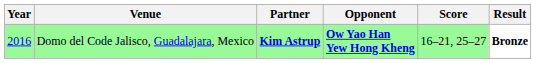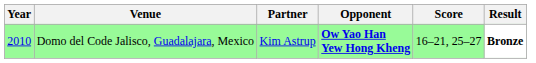(19, 41) 2016 -> (19, 41) 2010
(290, 41) bold -> (288, 41) normal
